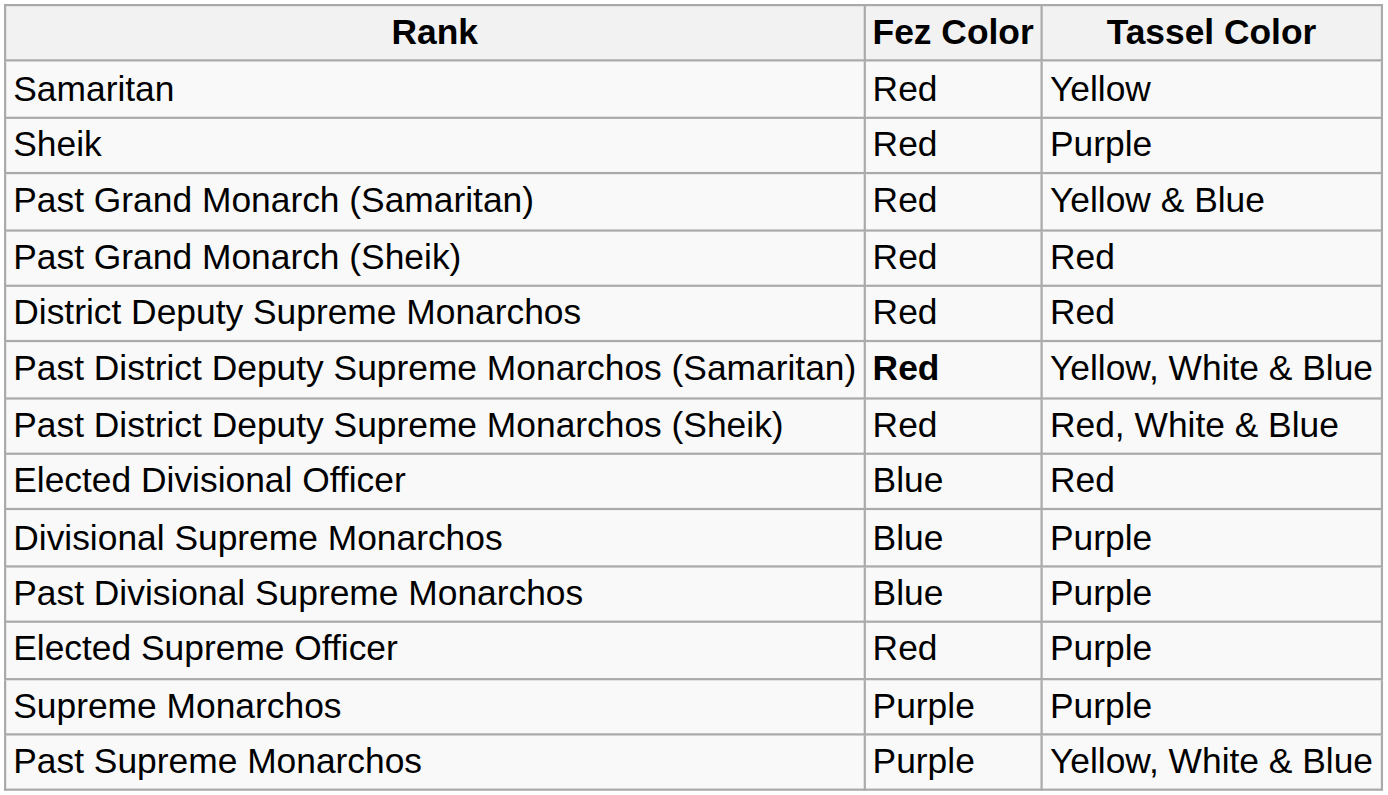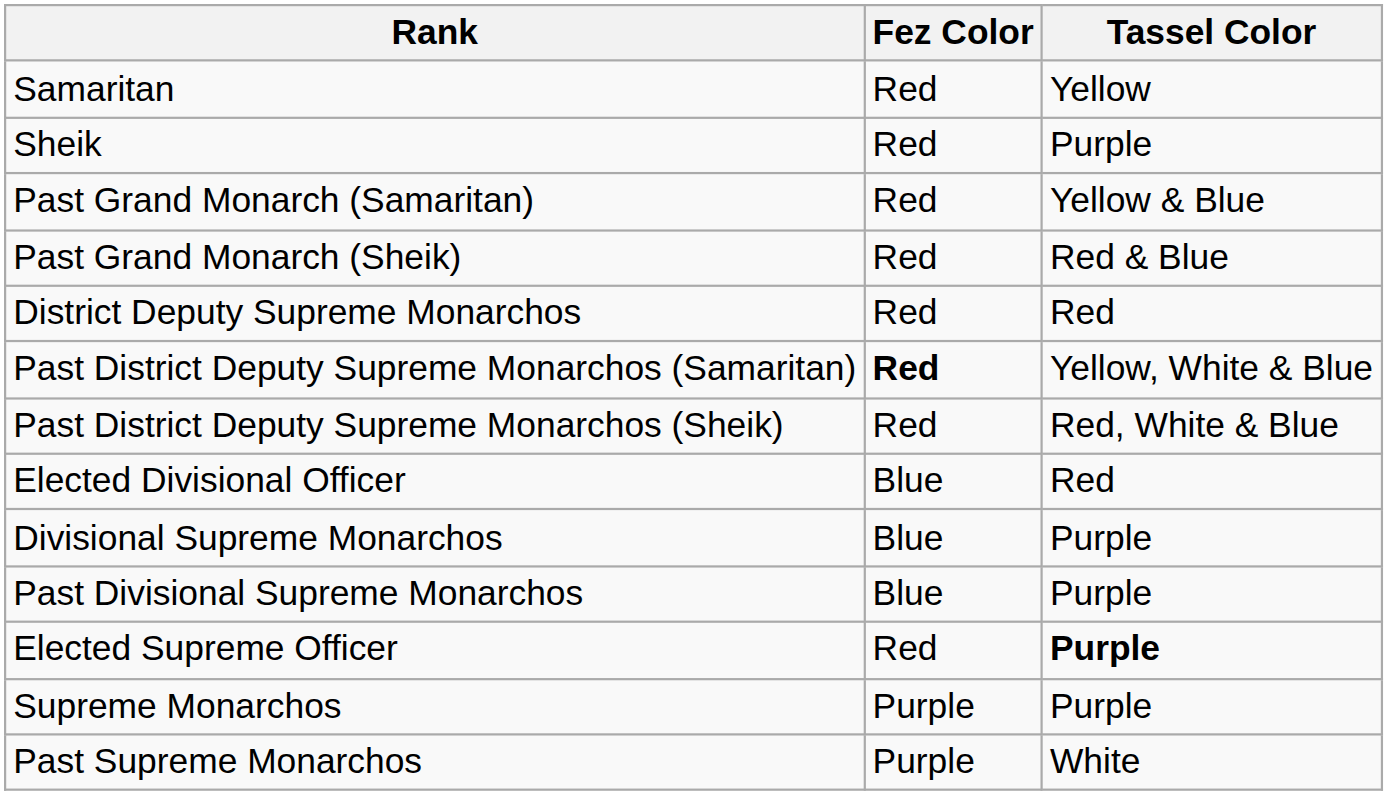(1082, 256) Red -> (1139, 256) Red & Blue
(1101, 649) normal -> (1105, 649) bold
(1211, 761) Yellow, White & Blue -> (1095, 761) White
